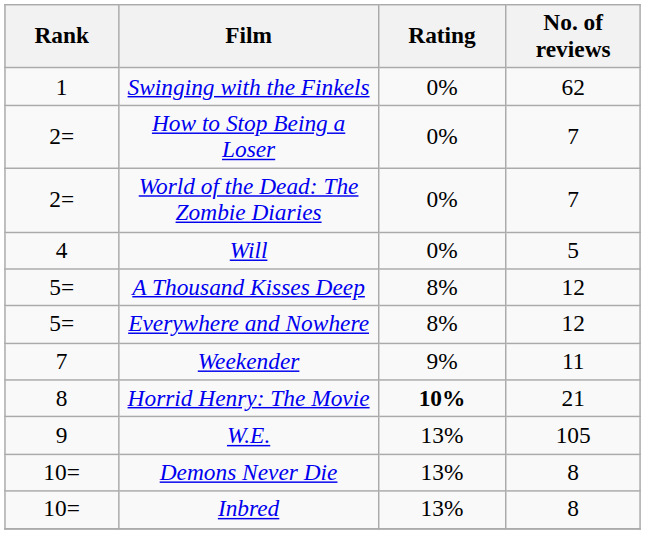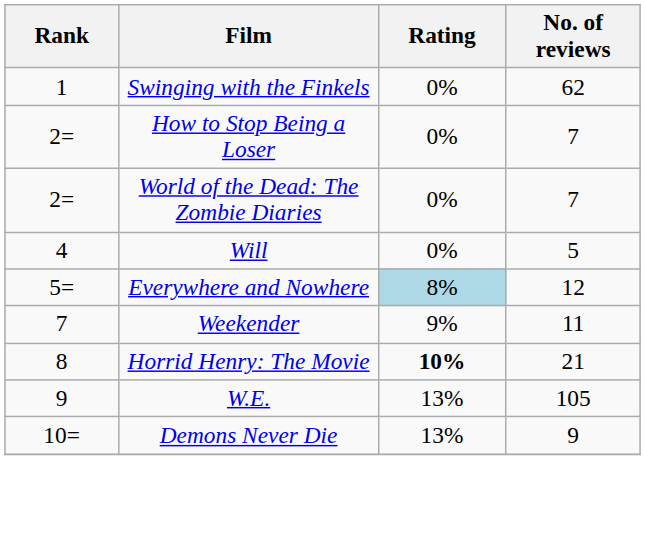- row: (249, 287)
(442, 324) no background -> (442, 287) lightblue background
(573, 472) 8 -> (573, 435) 9
- row: (249, 509)
